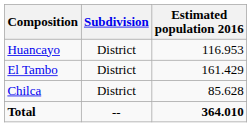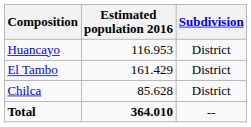columns swapped: (199, 22) <-> (116, 22)
